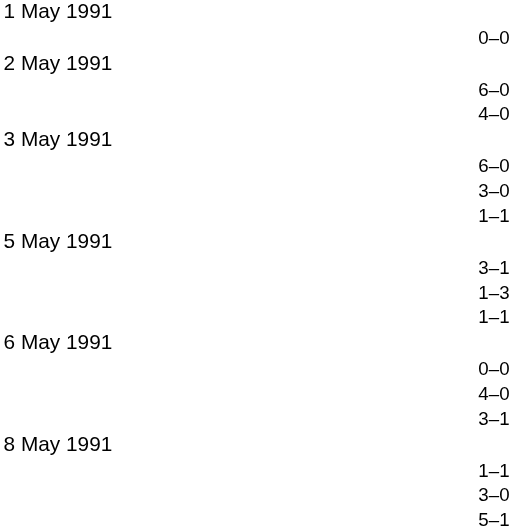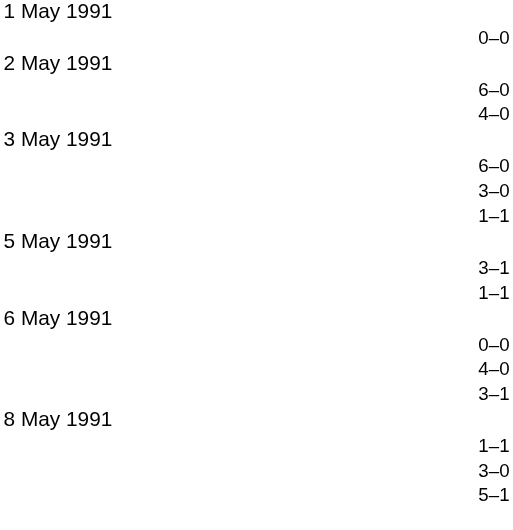- row: (207, 292)
